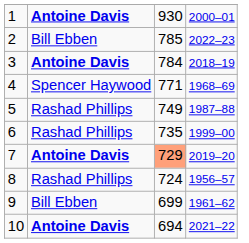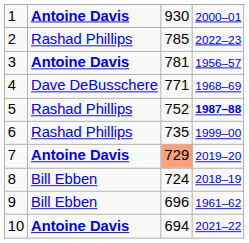(64, 39) Bill Ebben -> (82, 39) Rashad Phillips
(170, 62) 784 -> (177, 62) 781
(212, 63) 2018–19 -> (218, 63) 1956–57
(91, 86) Spencer Haywood -> (94, 86) Dave DeBusschere
(170, 109) 749 -> (177, 109) 752
(212, 110) normal -> (218, 110) bold
(82, 179) Rashad Phillips -> (64, 179) Bill Ebben
(212, 180) 1956–57 -> (218, 180) 2018–19
(170, 202) 699 -> (177, 202) 696
